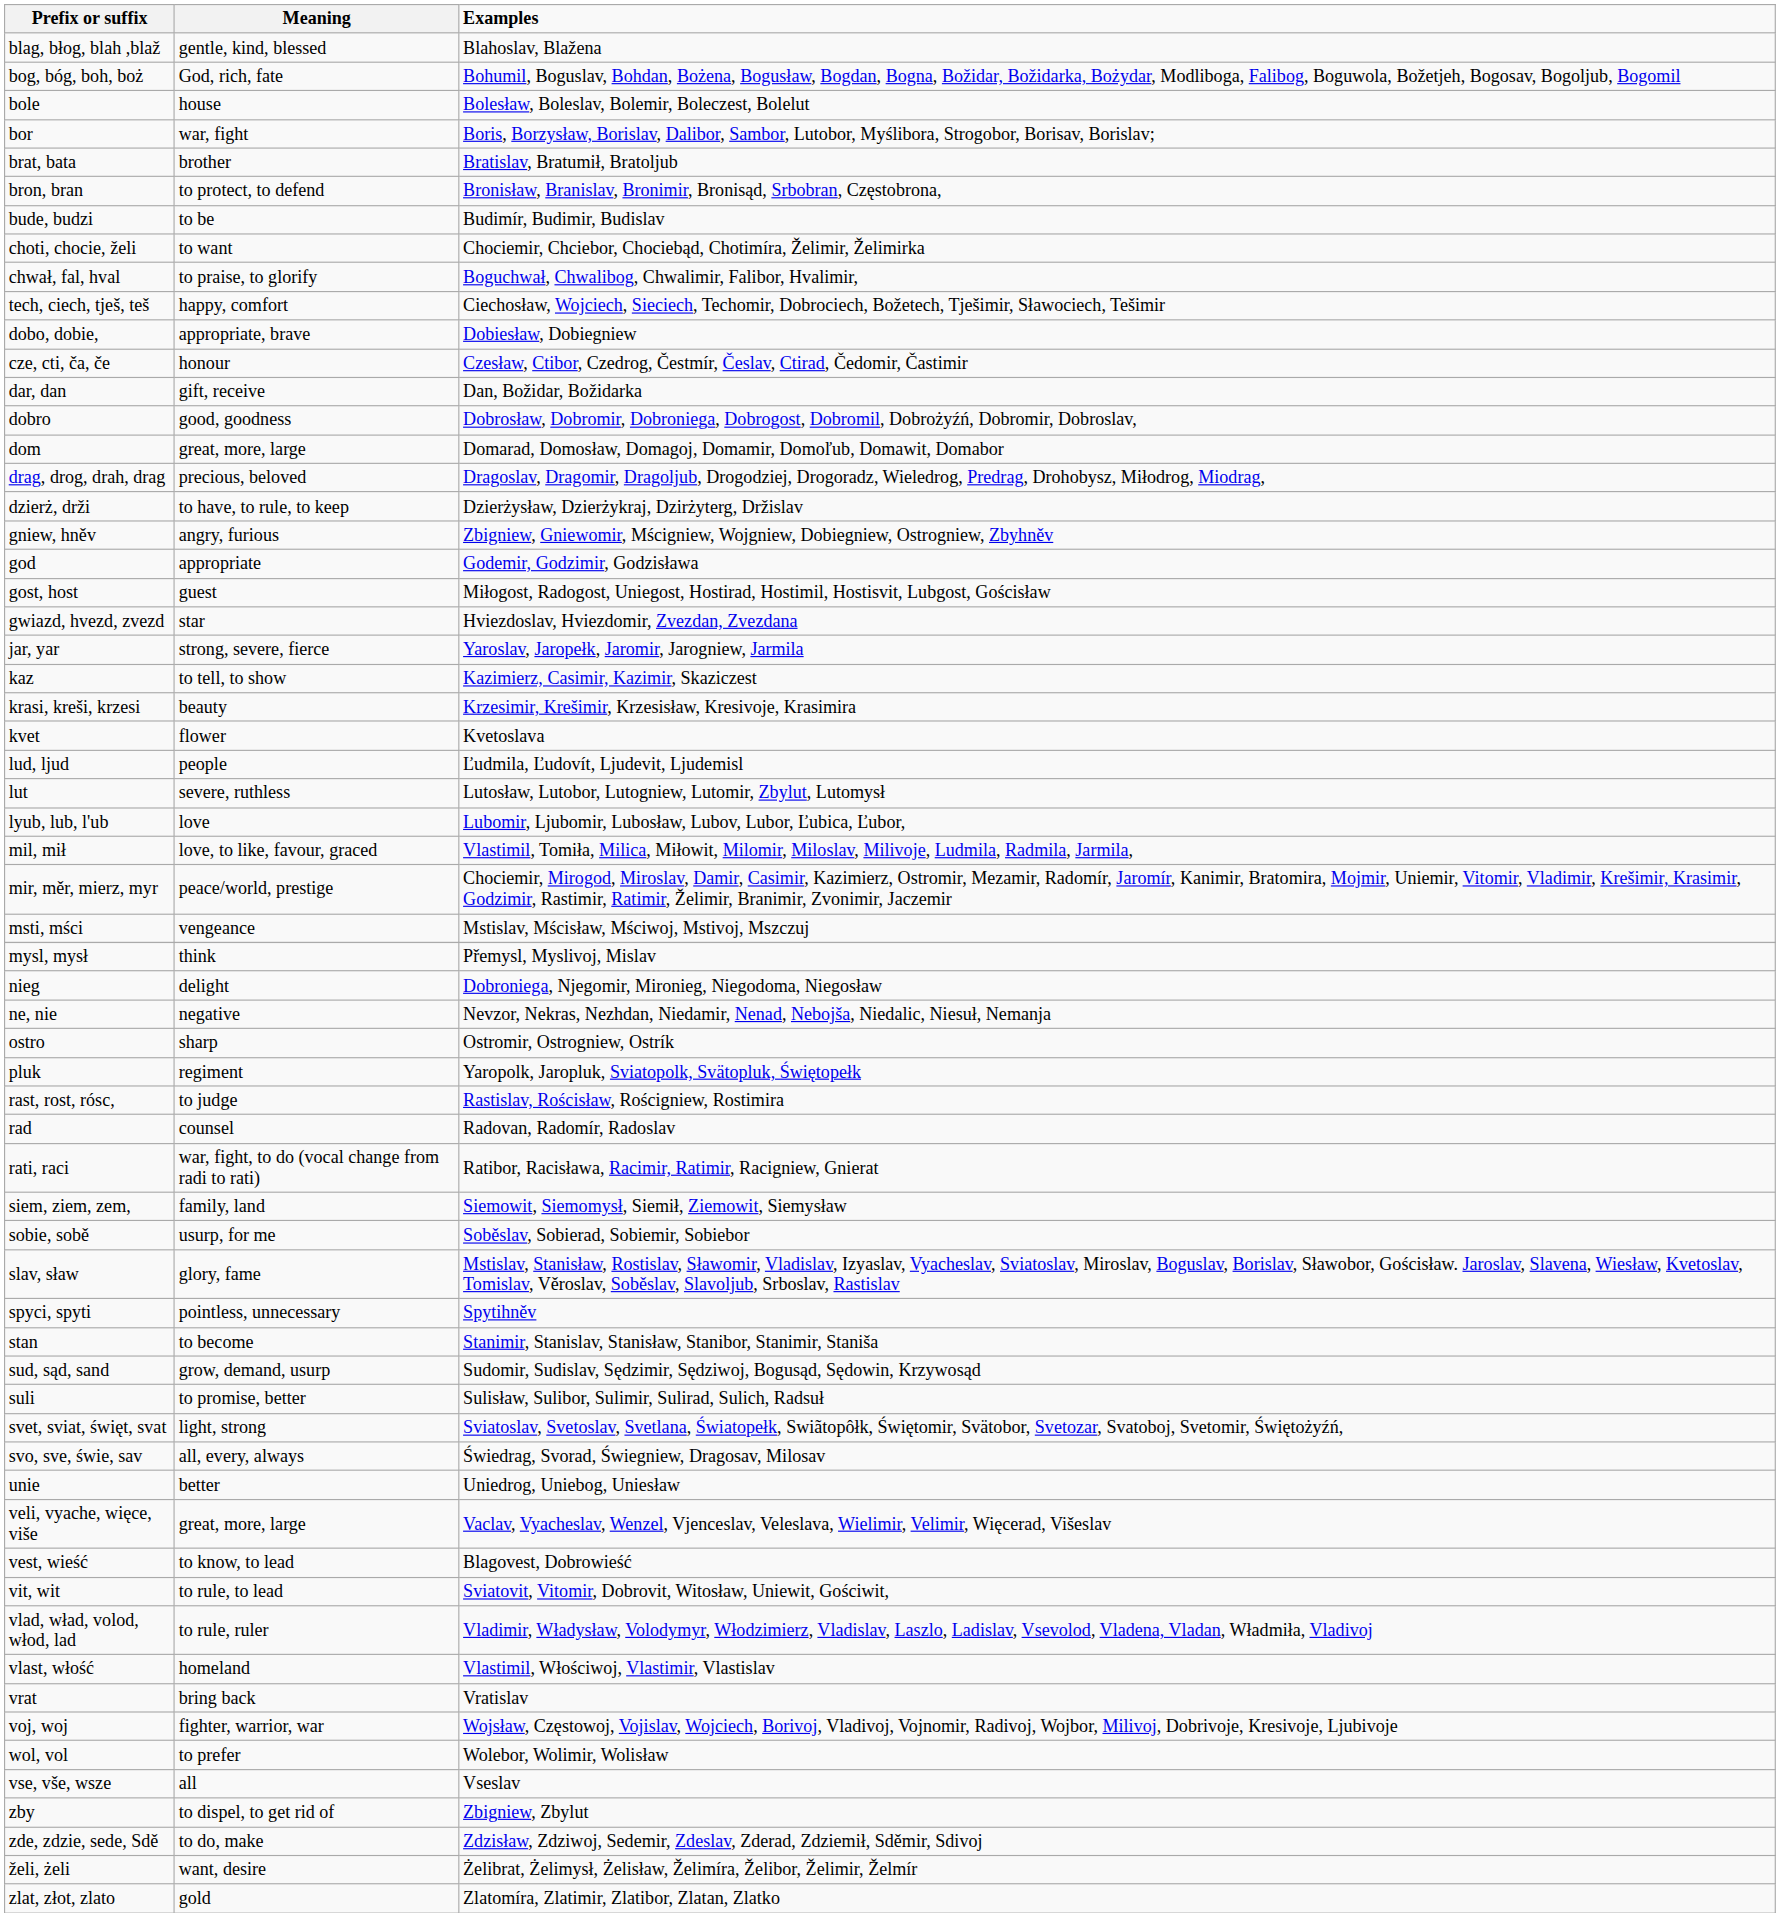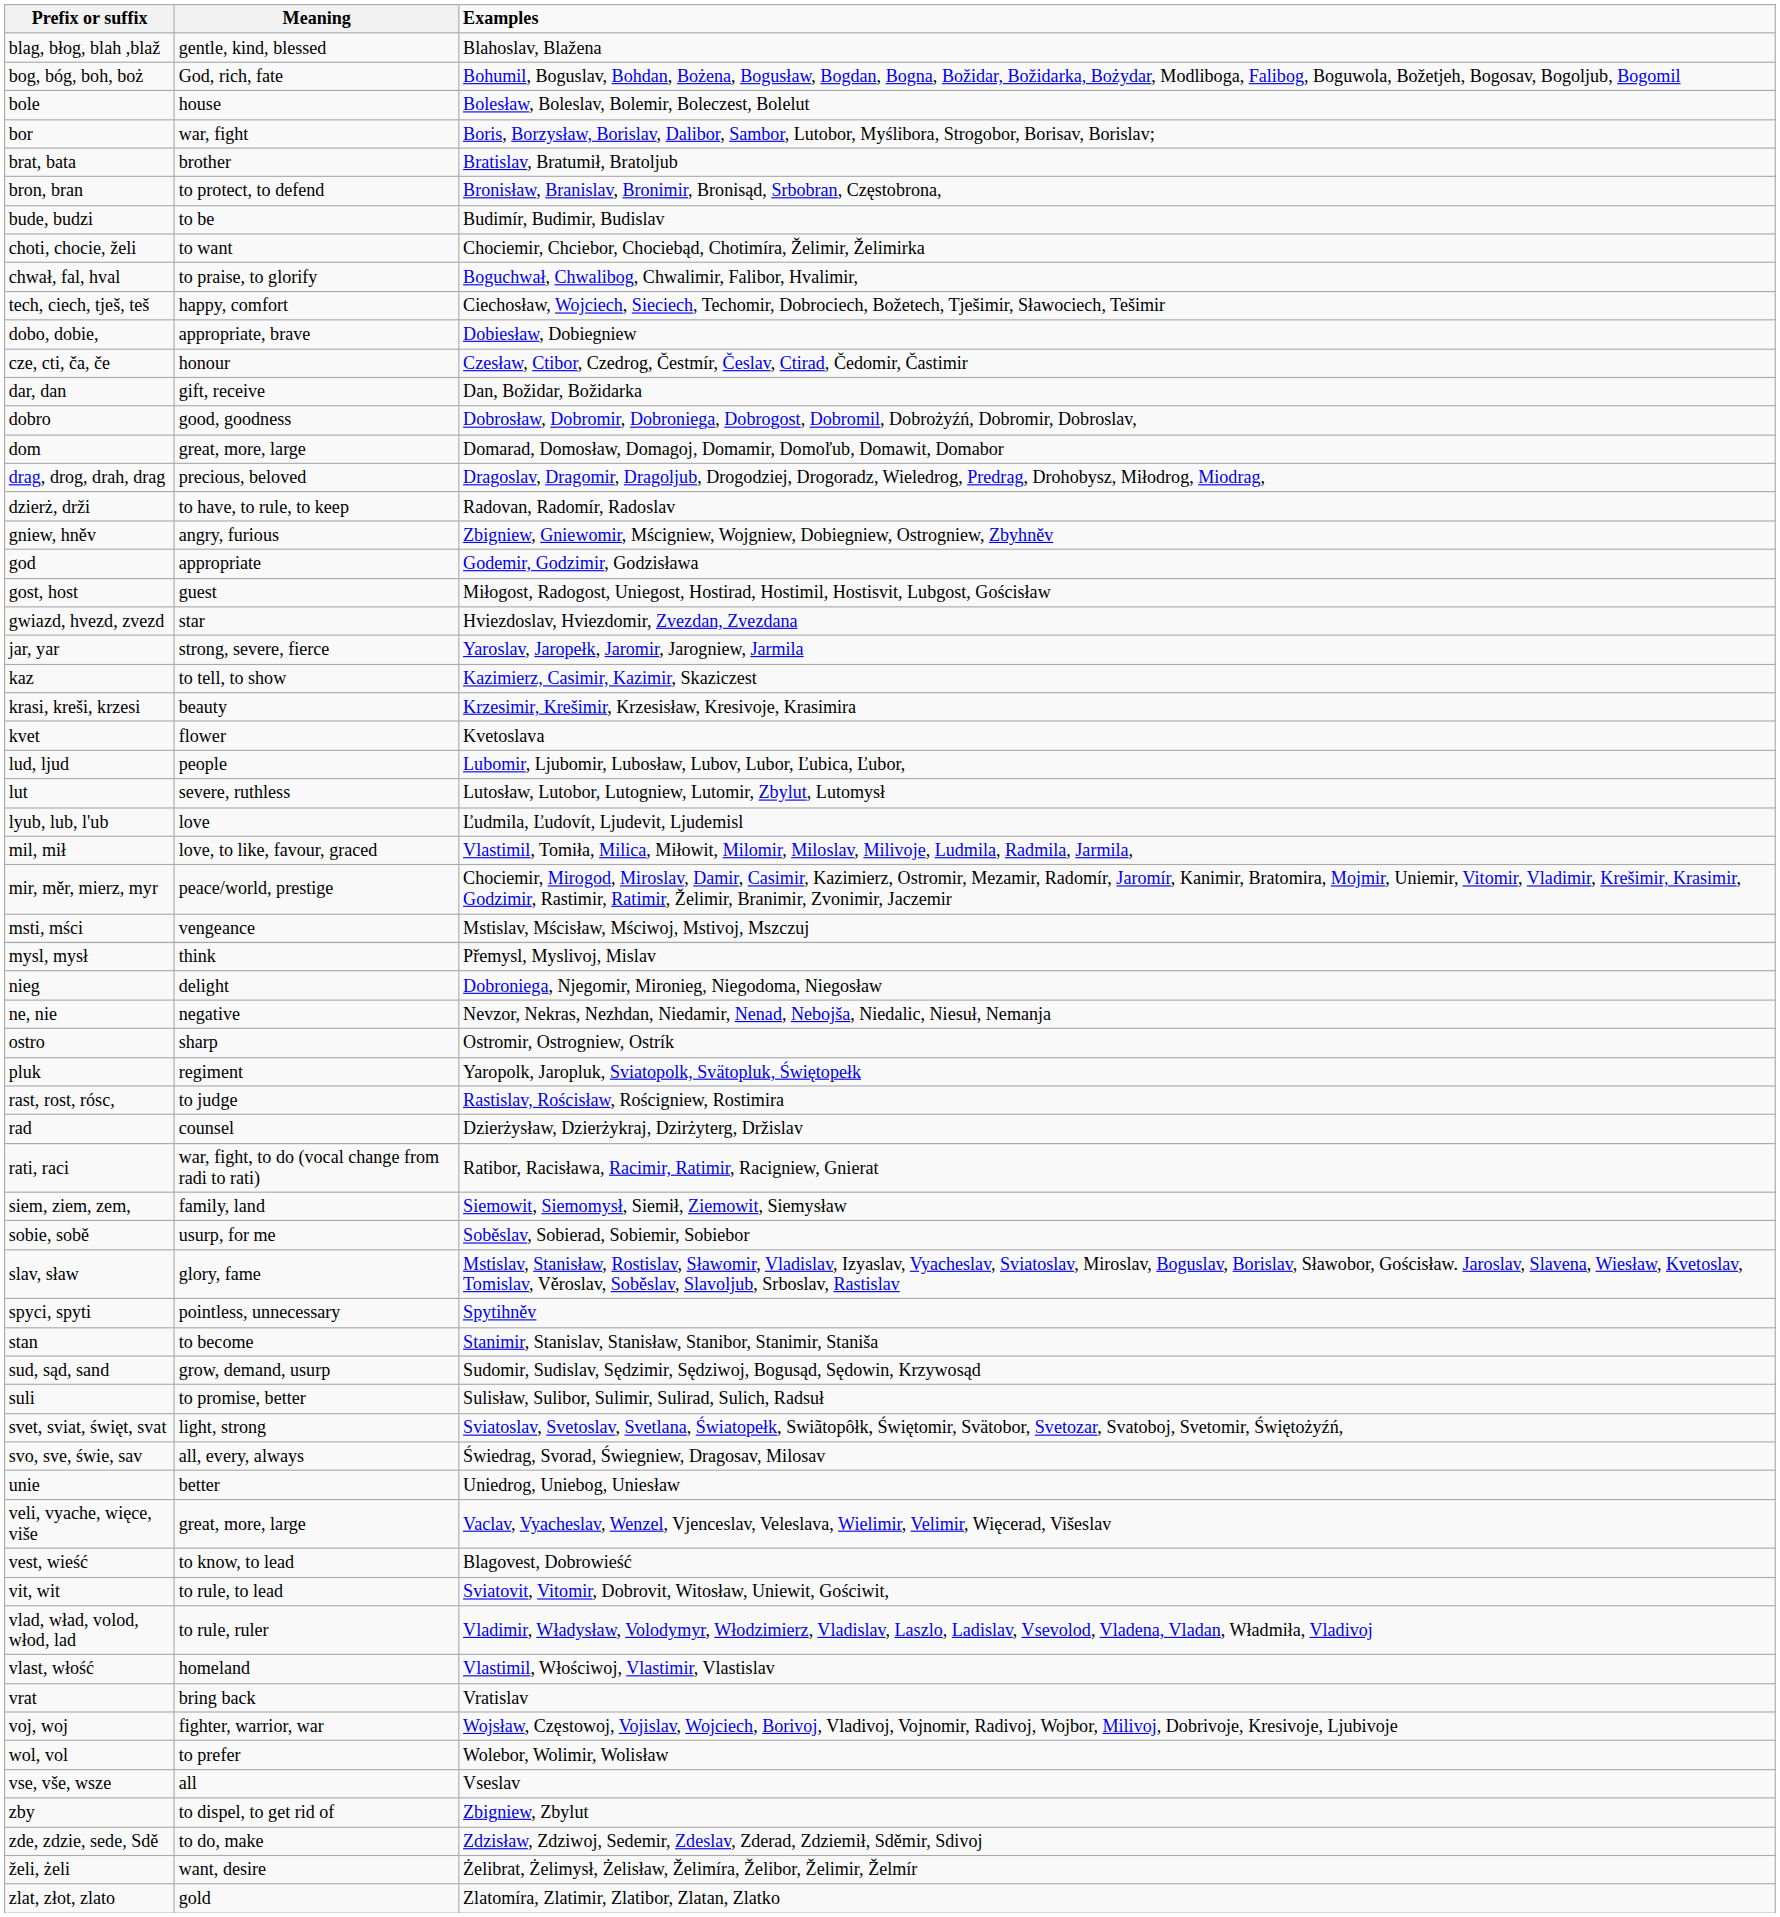(633, 506) Dzierżysław, Dzierżykraj, Dzirżyterg, Držislav -> (569, 506) Radovan, Radomír, Radoslav
(603, 764) Ľudmila, Ľudovít, Ljudevit, Ljudemisl -> (684, 764) Lubomir, Ljubomir, Lubosław, Lubov, Lubor, Ľubica, Ľubor,
(684, 821) Lubomir, Ljubomir, Lubosław, Lubov, Lubor, Ľubica, Ľubor, -> (603, 821) Ľudmila, Ľudovít, Ljudevit, Ljudemisl
(569, 1128) Radovan, Radomír, Radoslav -> (633, 1128) Dzierżysław, Dzierżykraj, Dzirżyterg, Držislav
